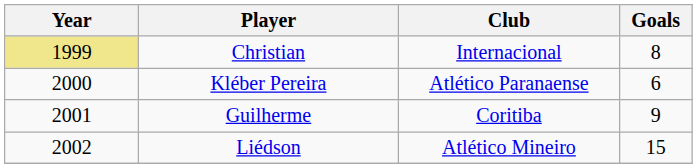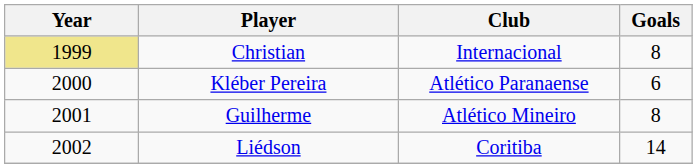(509, 115) Coritiba -> (509, 115) Atlético Mineiro
(656, 115) 9 -> (656, 115) 8
(509, 147) Atlético Mineiro -> (509, 147) Coritiba
(656, 147) 15 -> (656, 147) 14
